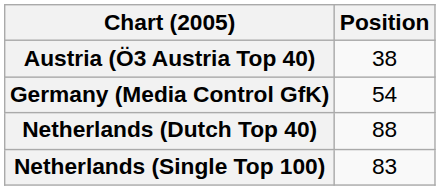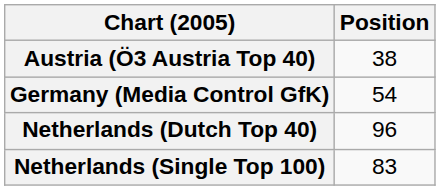(385, 130) 88 -> (385, 130) 96
